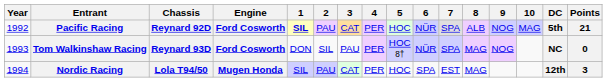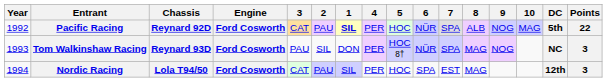columns swapped: (301, 12) <-> (350, 12)
(585, 28) 21 -> (585, 28) 22
(585, 49) 0 -> (585, 49) 3
(250, 70) Mugen Honda -> (250, 70) Ford Cosworth
